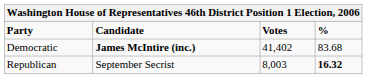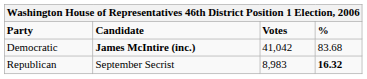(277, 47) 41,402 -> (277, 47) 41,042
(274, 64) 8,003 -> (274, 64) 8,983
